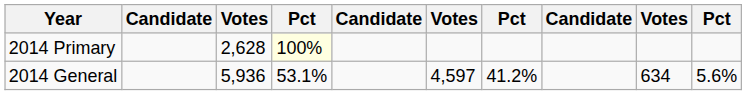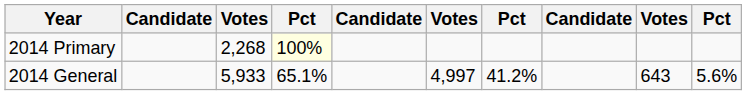(243, 47) 2,628 -> (243, 47) 2,268
(243, 76) 5,936 -> (243, 76) 5,933
(302, 76) 53.1% -> (302, 76) 65.1%
(453, 76) 4,597 -> (453, 76) 4,997
(655, 76) 634 -> (655, 76) 643
